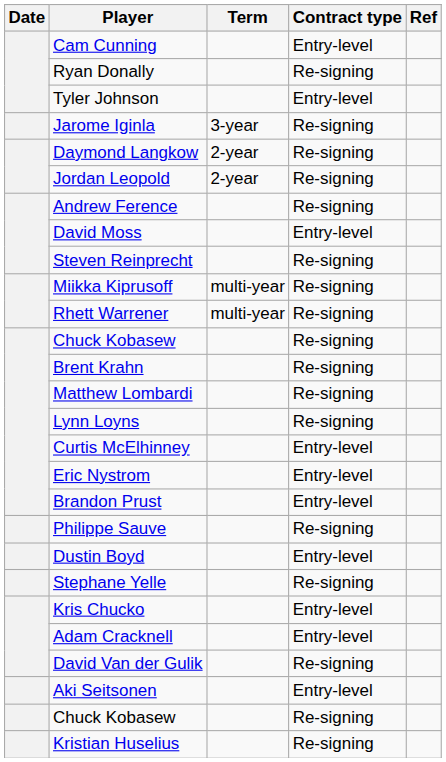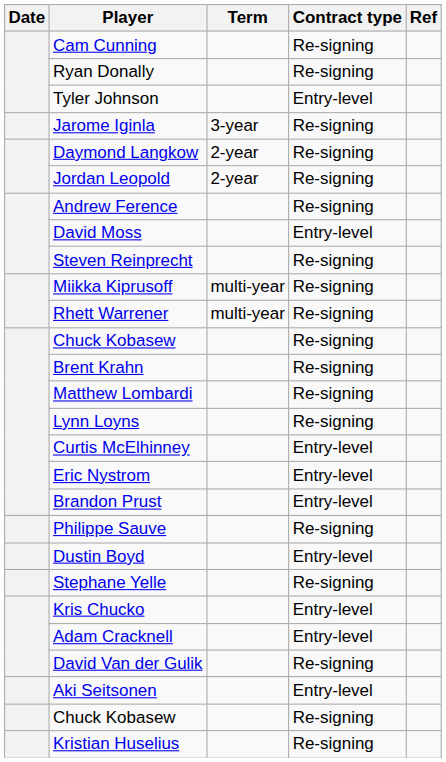(333, 44) Entry-level -> (333, 44) Re-signing
